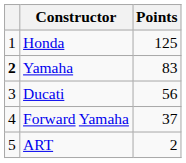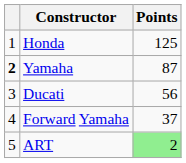(170, 68) 83 -> (170, 68) 87
(174, 145) no background -> (174, 145) lightgreen background
